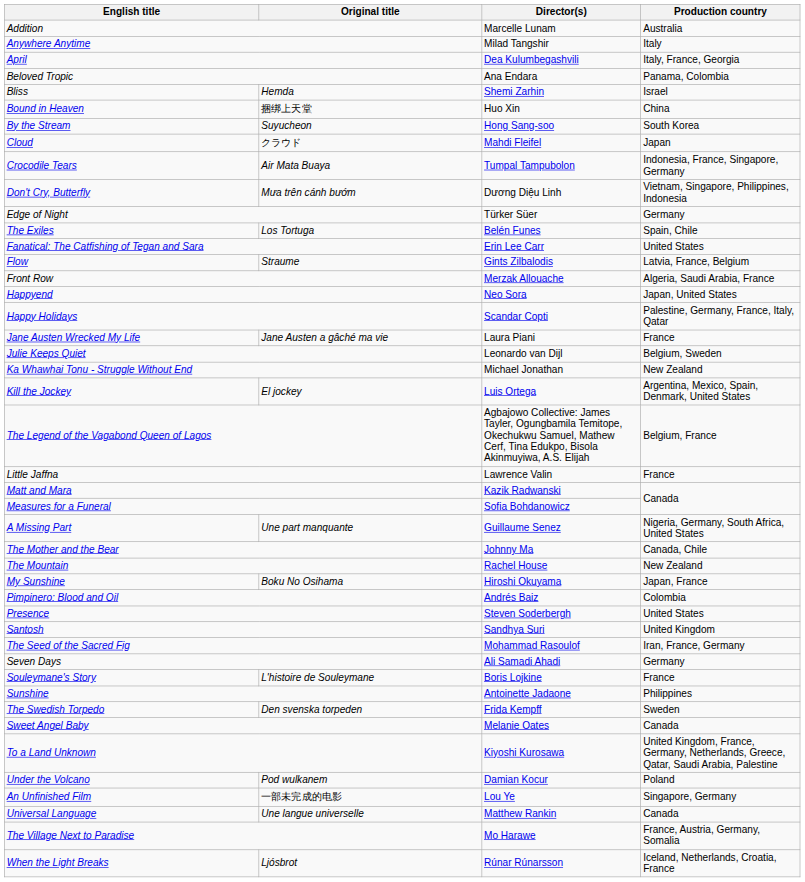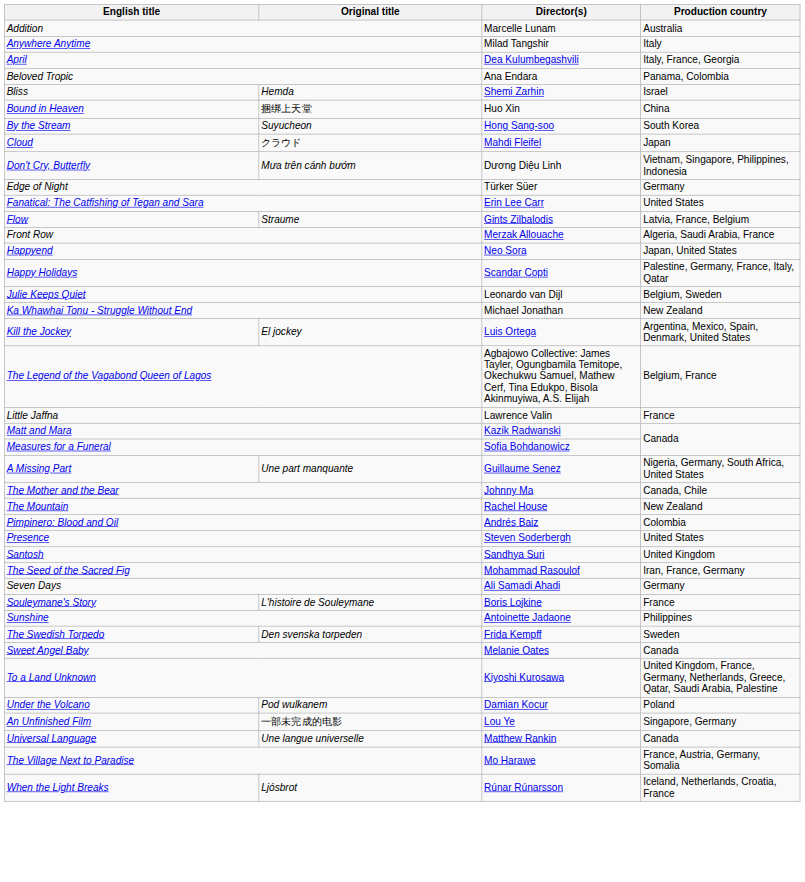- row: (42, 165)
- row: (30, 230)
- row: (73, 338)
- row: (36, 581)
